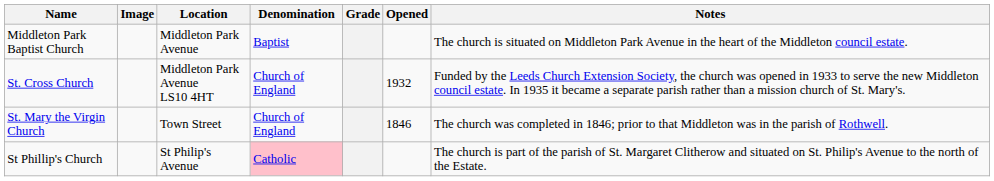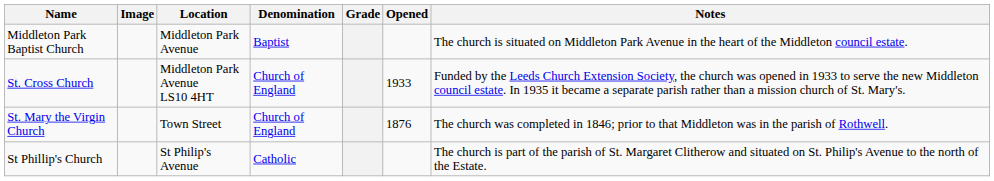(399, 83) 1932 -> (399, 83) 1933
(399, 124) 1846 -> (399, 124) 1876
(275, 158) pink background -> (275, 158) no background
